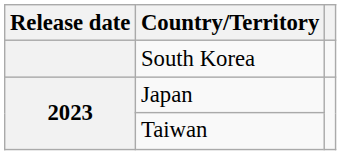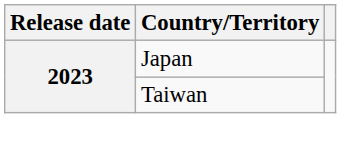- row: (198, 58)
